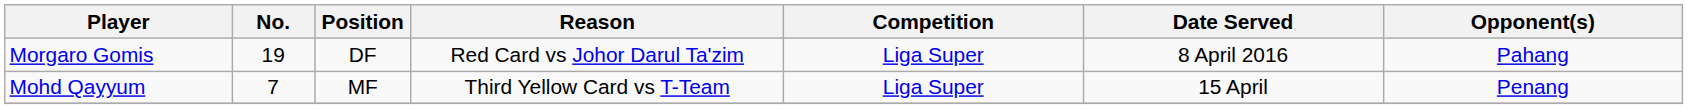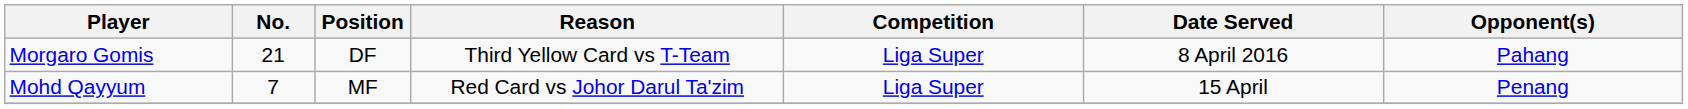(273, 55) 19 -> (273, 55) 21
(597, 55) Red Card vs Johor Darul Ta'zim -> (597, 55) Third Yellow Card vs T-Team
(597, 88) Third Yellow Card vs T-Team -> (597, 88) Red Card vs Johor Darul Ta'zim
